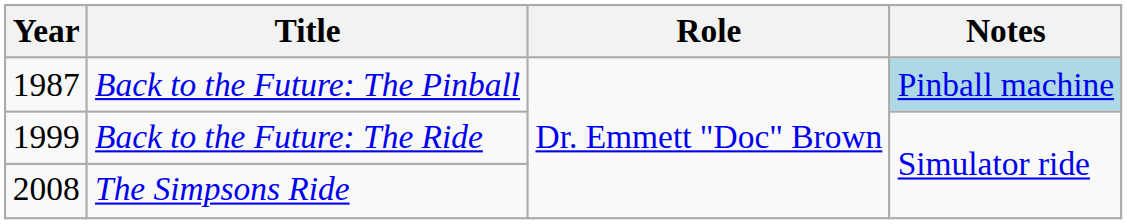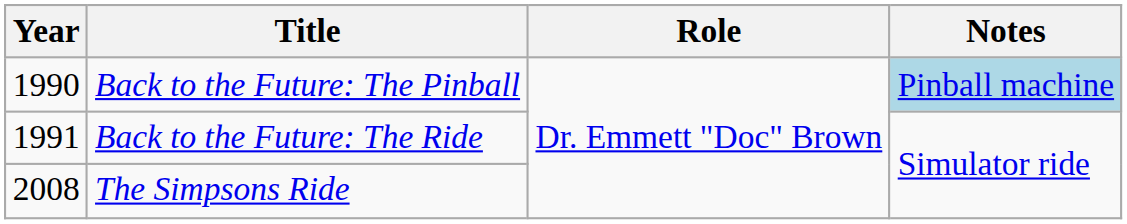(46, 84) 1987 -> (46, 84) 1990
(46, 137) 1999 -> (46, 137) 1991
